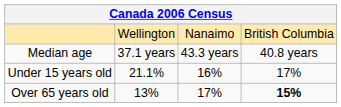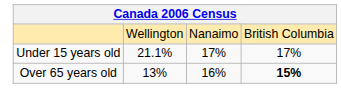- row: (60, 53)
(210, 73) 16% -> (214, 53) 17%
(210, 92) 17% -> (214, 73) 16%
